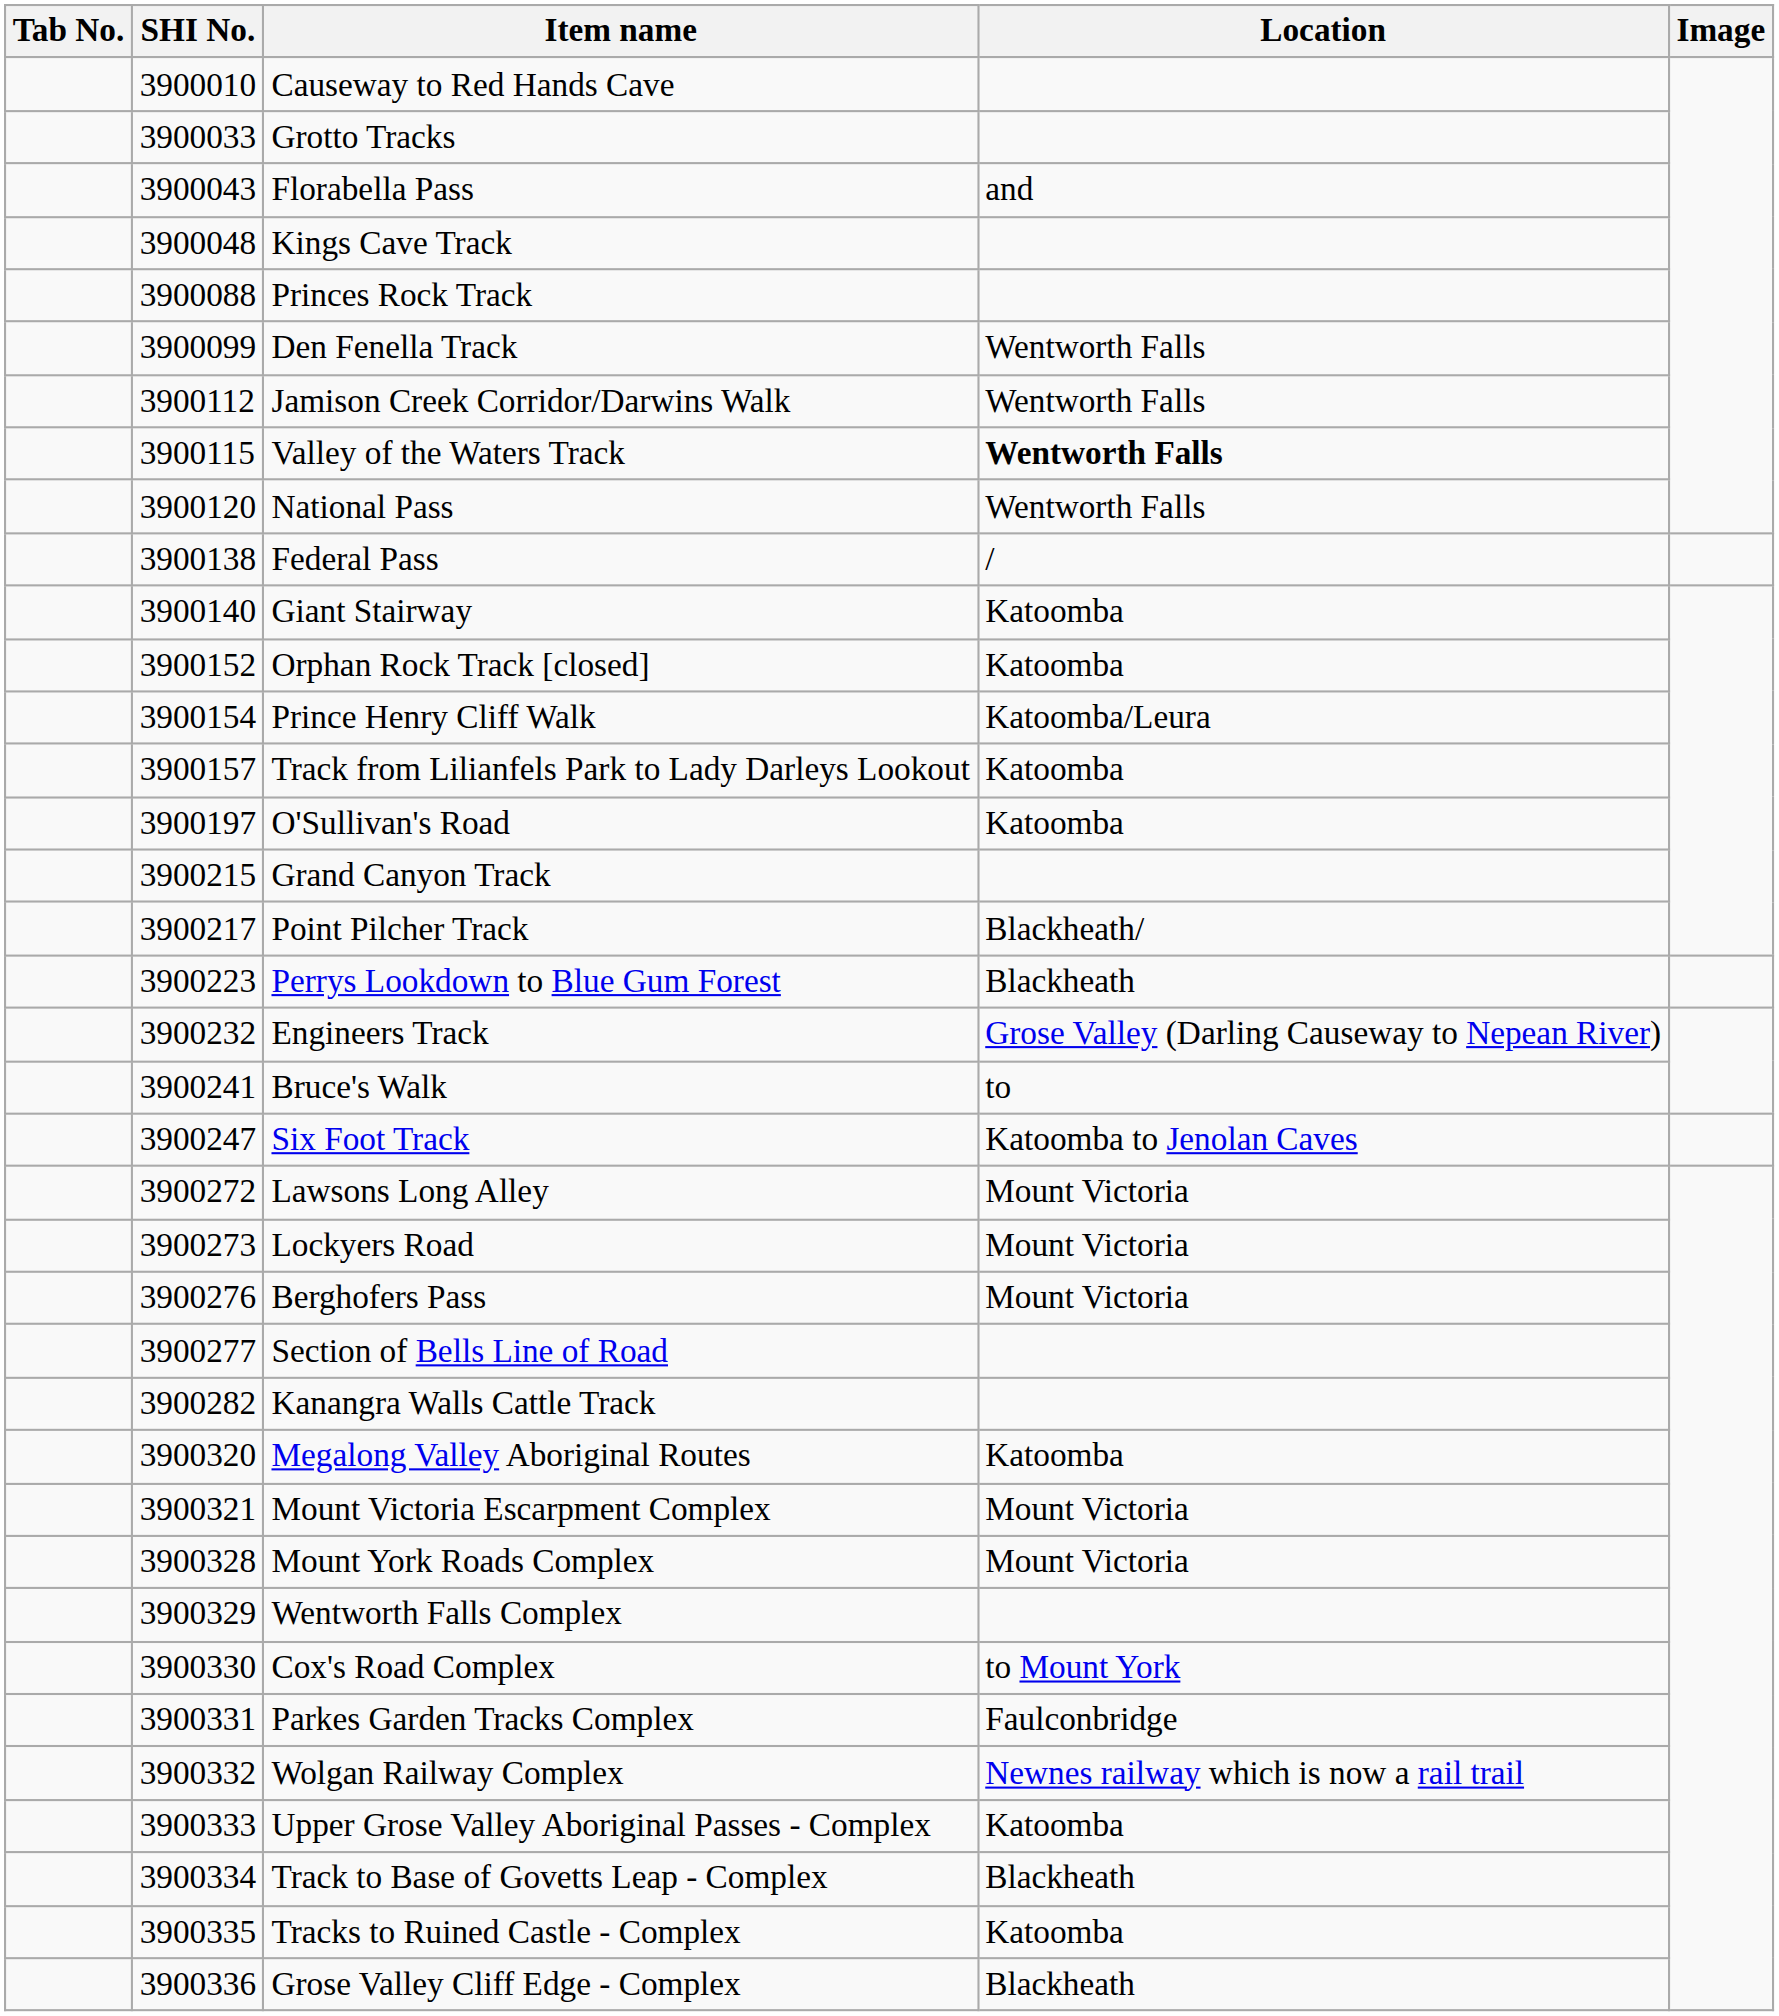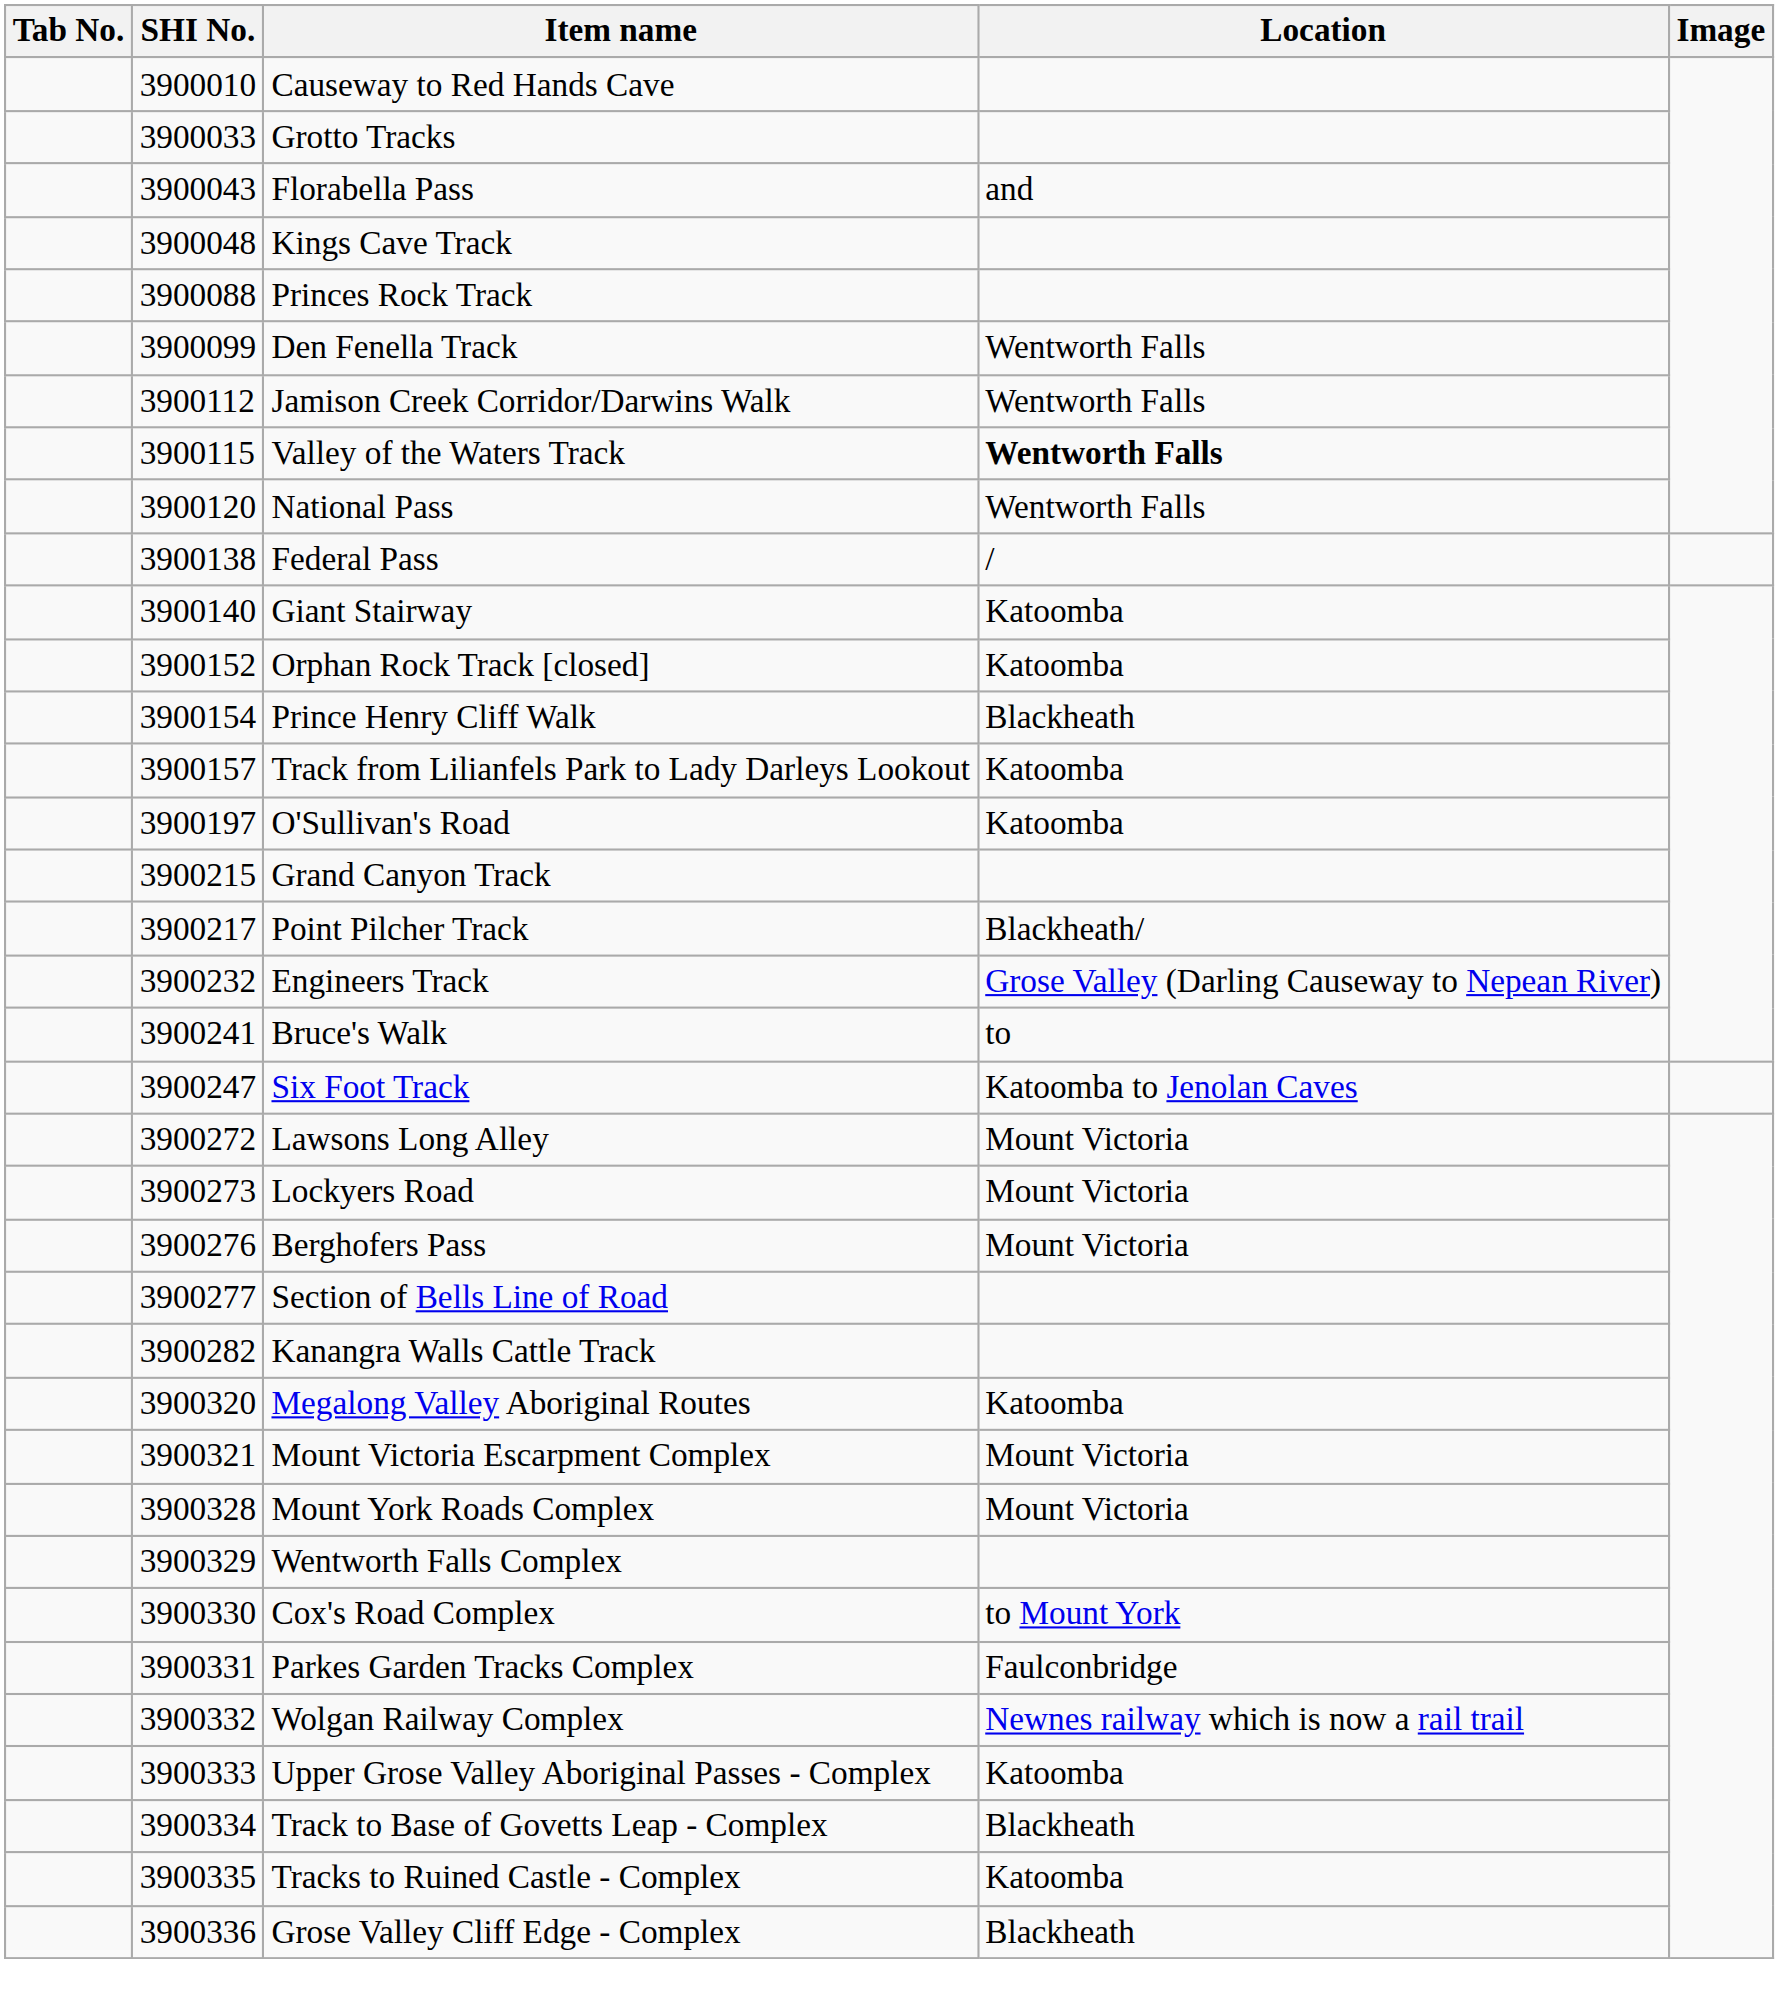(1098, 717) Katoomba/Leura -> (1060, 717) Blackheath
- row: (526, 980)
